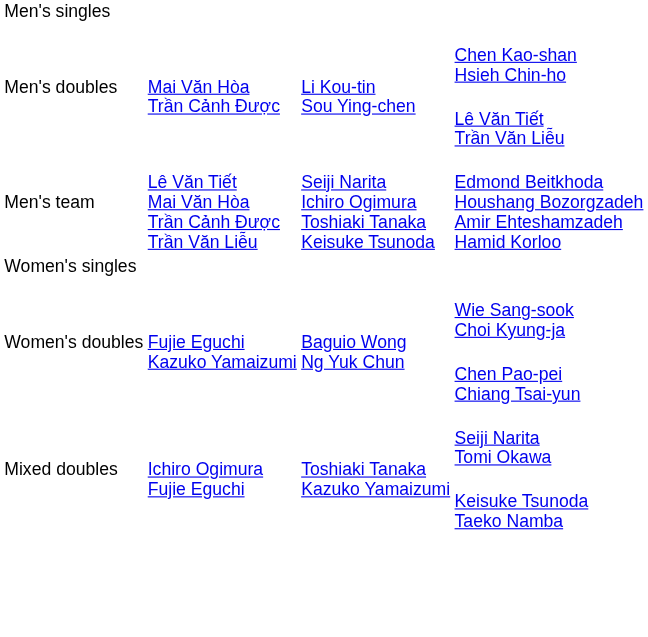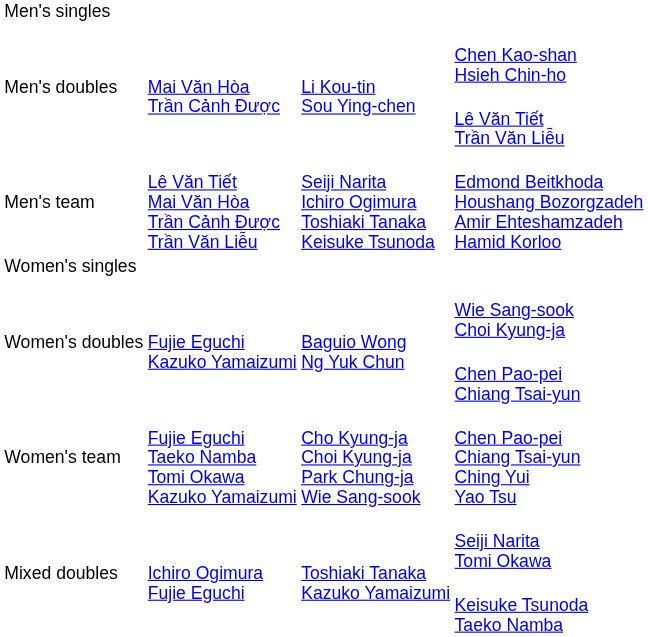+ row: (63, 457)
